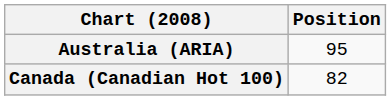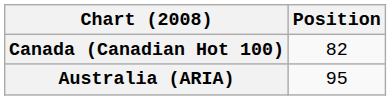rows swapped: (147, 50) <-> (147, 79)
